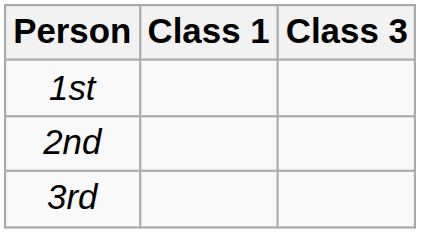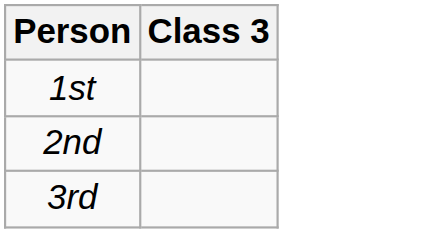- column: (209, 32)
